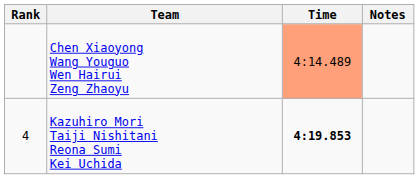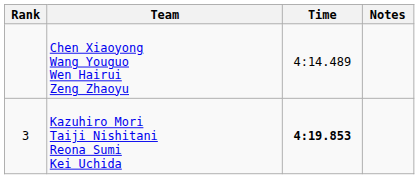(322, 61) lightsalmon background -> (322, 61) no background
(26, 136) 4 -> (26, 136) 3
